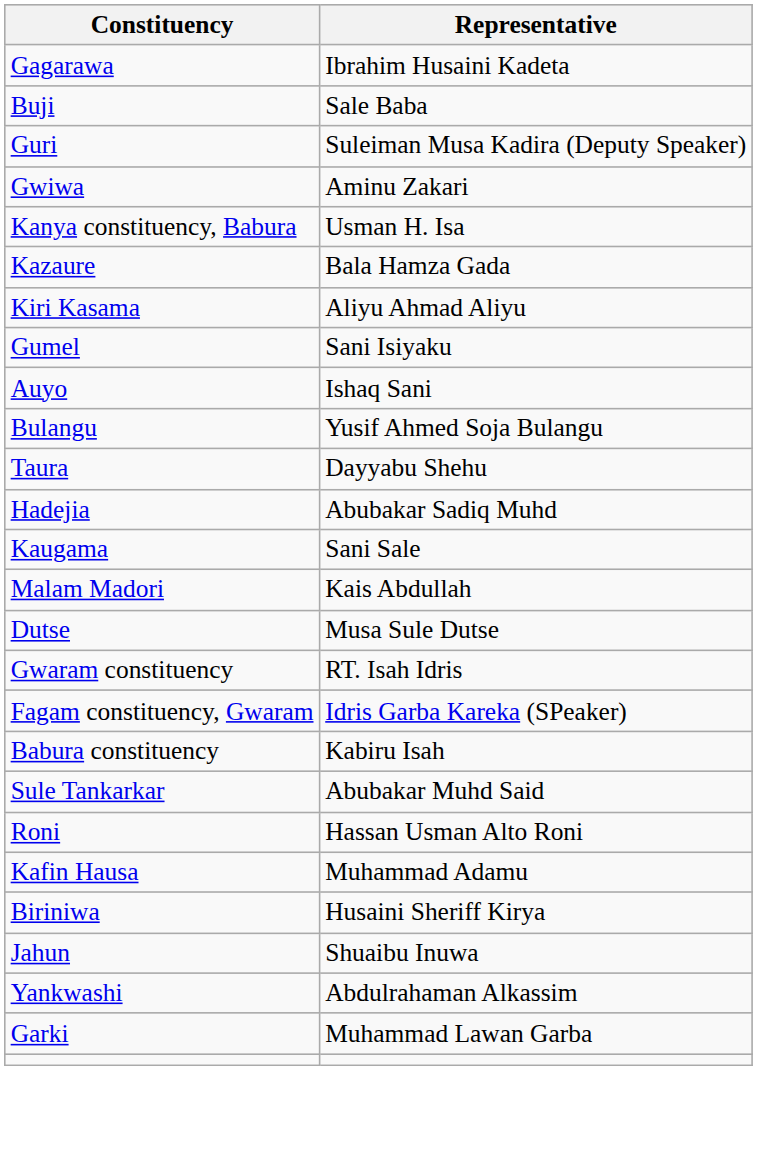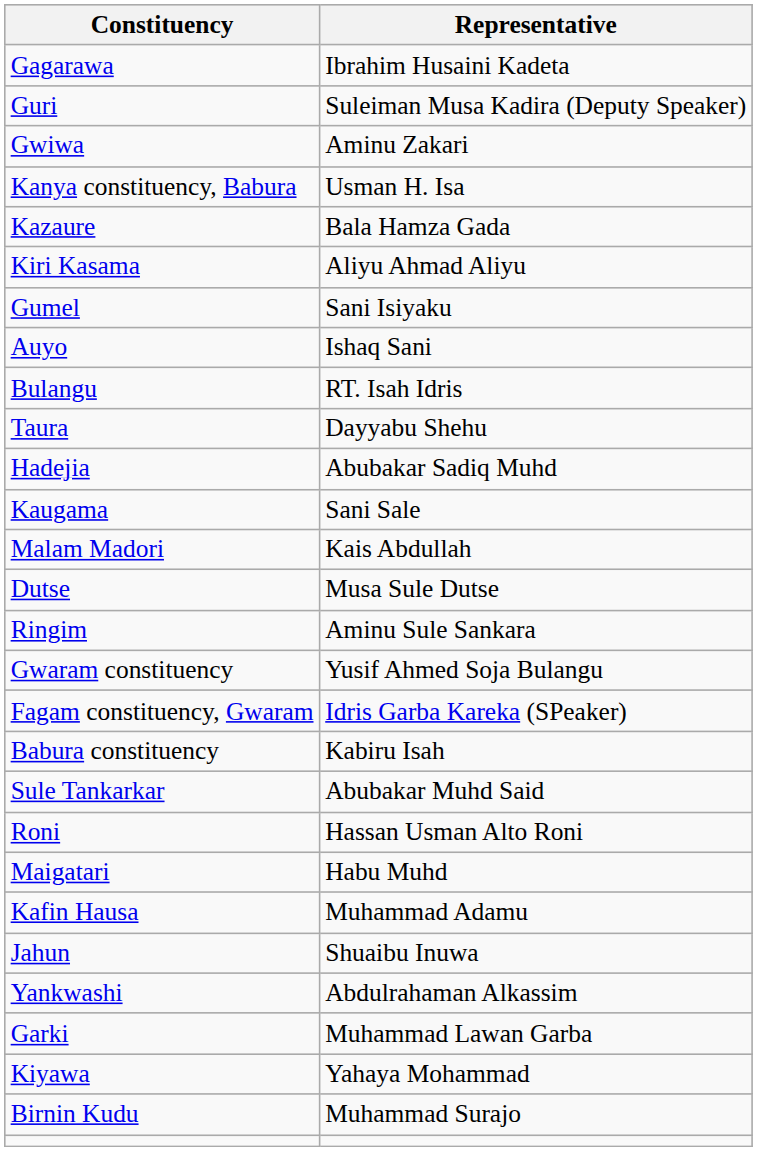- row: (33, 105)
(464, 428) Yusif Ahmed Soja Bulangu -> (394, 387) RT. Isah Idris
+ row: (49, 629)
(394, 670) RT. Isah Idris -> (464, 670) Yusif Ahmed Soja Bulangu
+ row: (60, 871)
- row: (55, 912)
+ row: (50, 1073)
+ row: (75, 1114)
